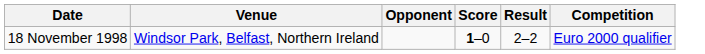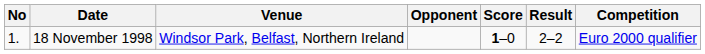+ column: (17, 15)
